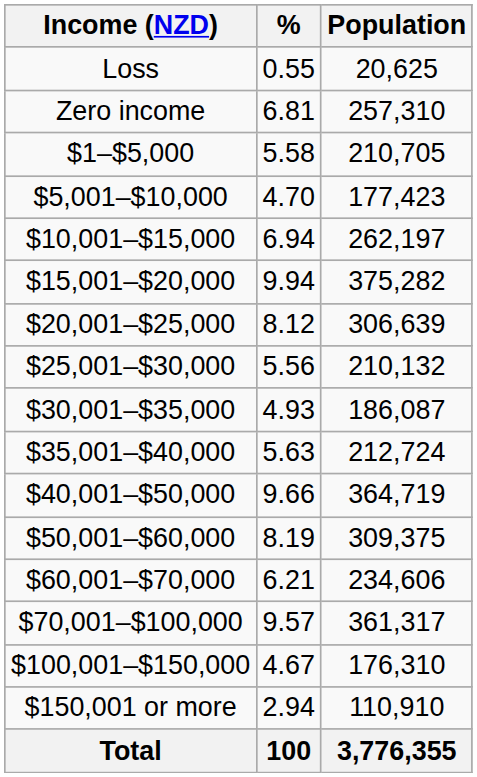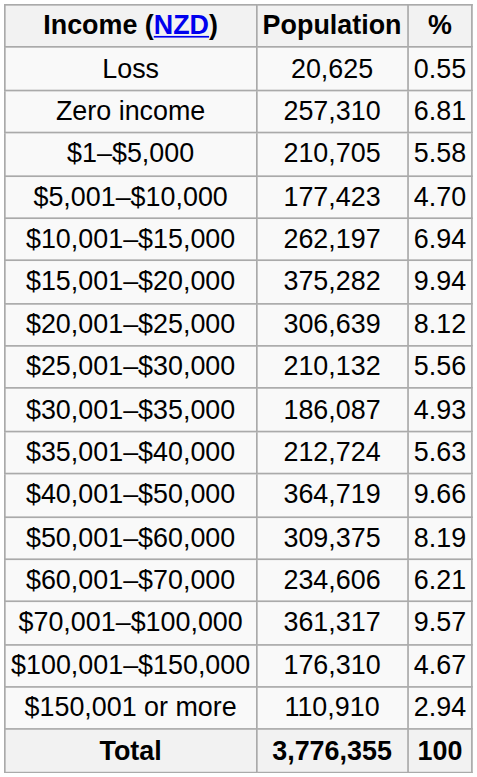columns swapped: (397, 25) <-> (289, 25)
